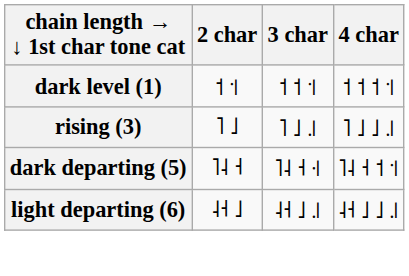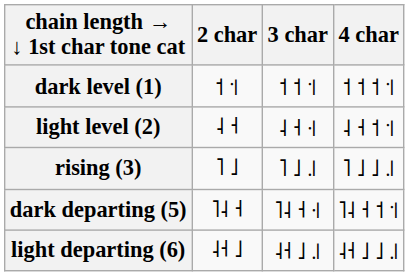+ row: (98, 126)
